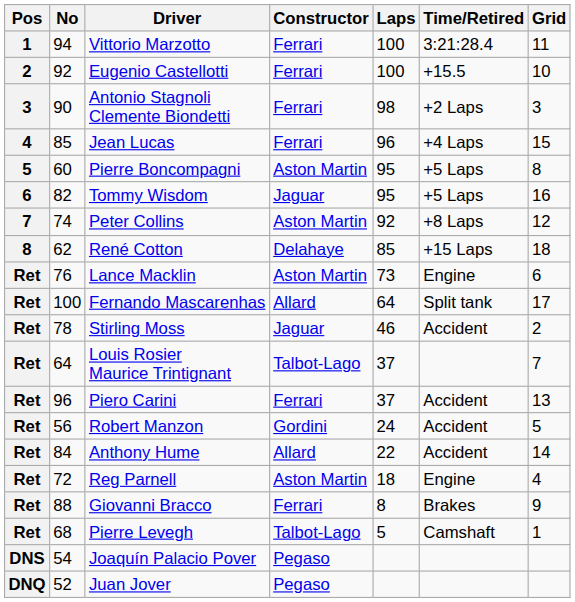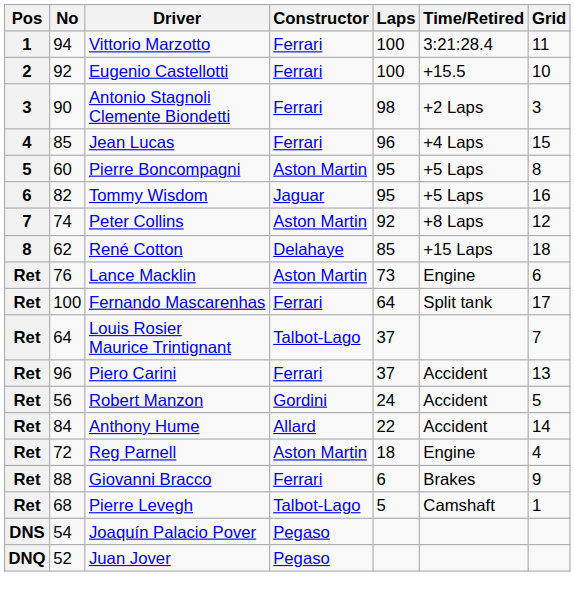(295, 301) Allard -> (298, 301) Ferrari
- row: (137, 328)
(381, 505) 8 -> (381, 479) 6
